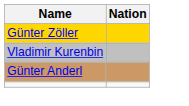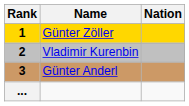+ column: (22, 14)
